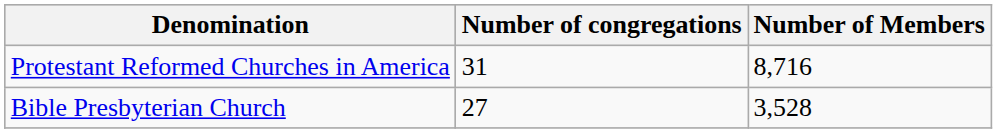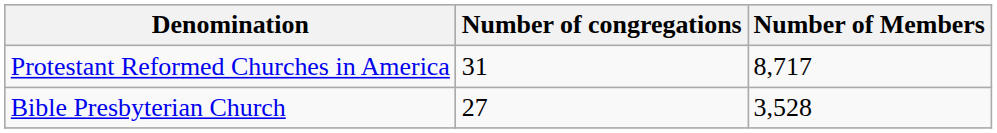(786, 66) 8,716 -> (786, 66) 8,717
